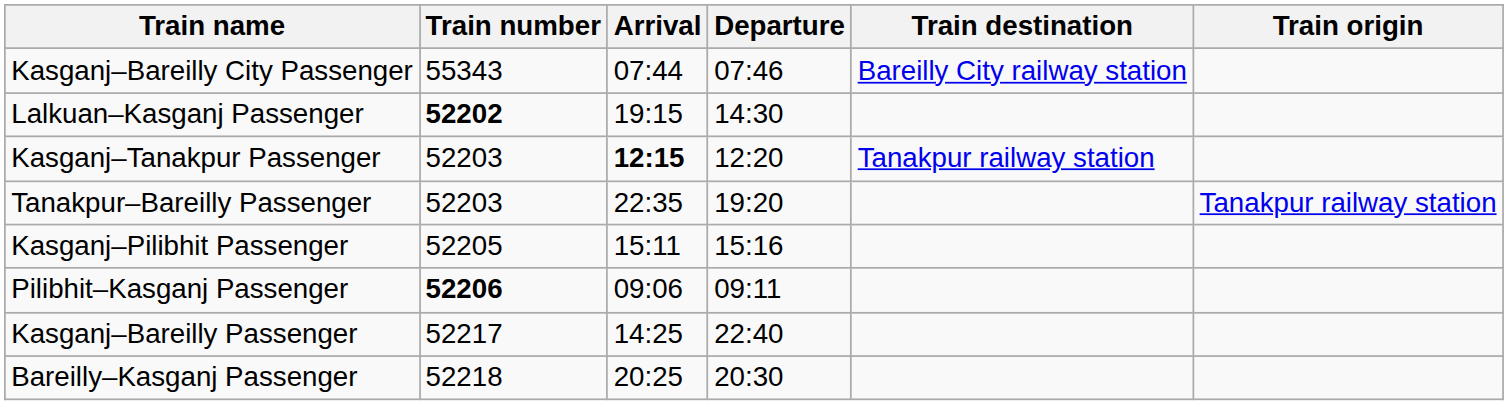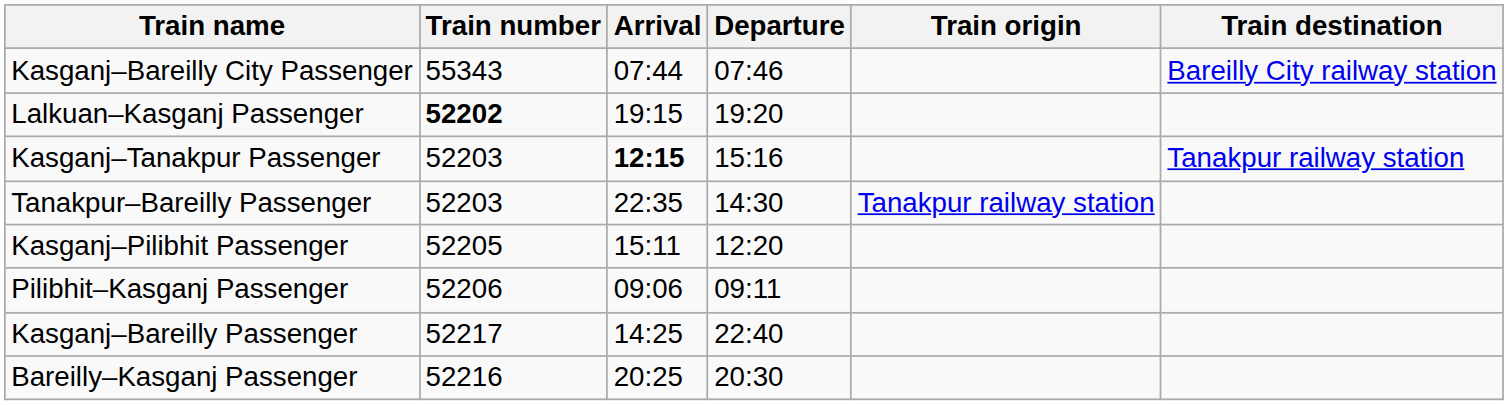columns swapped: (1348, 26) <-> (1022, 26)
(749, 114) 14:30 -> (749, 114) 19:20
(749, 158) 12:20 -> (749, 158) 15:16
(749, 202) 19:20 -> (749, 202) 14:30
(749, 245) 15:16 -> (749, 245) 12:20
(464, 289) bold -> (464, 289) normal
(464, 377) 52218 -> (464, 377) 52216
